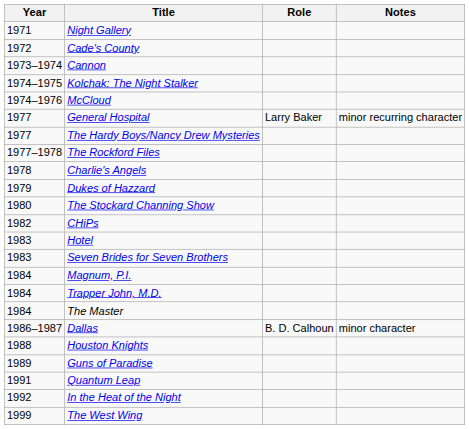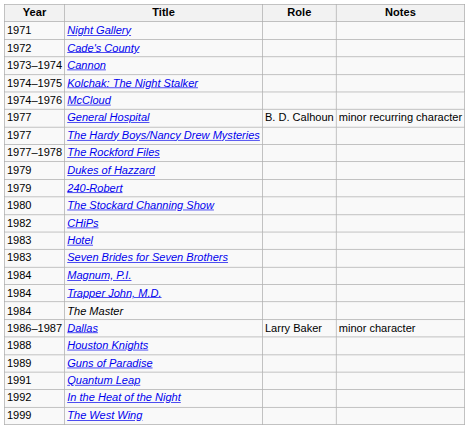(294, 118) Larry Baker -> (299, 118) B. D. Calhoun
- row: (107, 170)
+ row: (95, 188)
(299, 328) B. D. Calhoun -> (294, 328) Larry Baker
